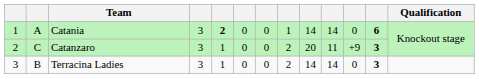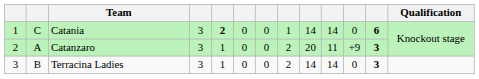(37, 30) A -> (37, 30) C
(37, 47) C -> (37, 47) A
